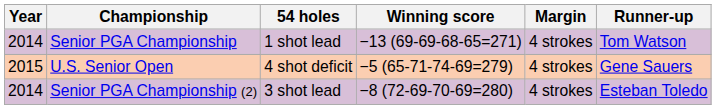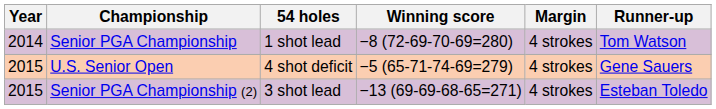(441, 41) −13 (69-69-68-65=271) -> (436, 41) −8 (72-69-70-69=280)
(26, 91) 2014 -> (26, 91) 2015
(436, 91) −8 (72-69-70-69=280) -> (441, 91) −13 (69-69-68-65=271)
